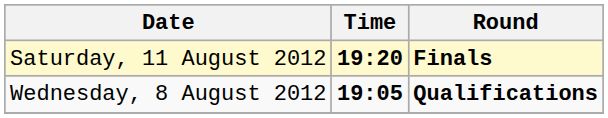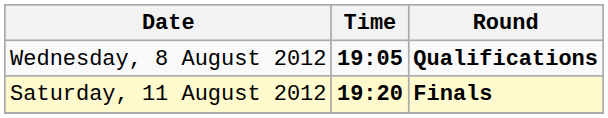rows swapped: (168, 94) <-> (168, 59)
